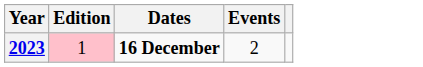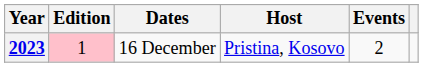+ column: (284, 18)
(169, 47) bold -> (167, 47) normal
